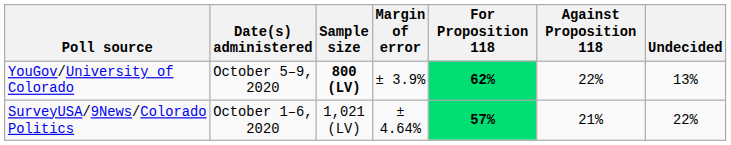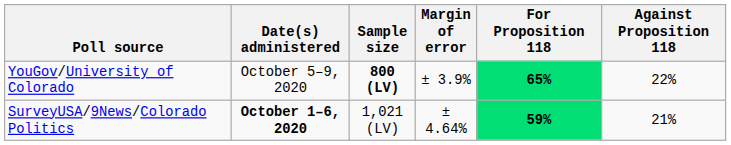- column: (685, 49)
(483, 80) 62% -> (539, 80) 65%
(263, 120) normal -> (290, 120) bold
(483, 120) 57% -> (539, 120) 59%
